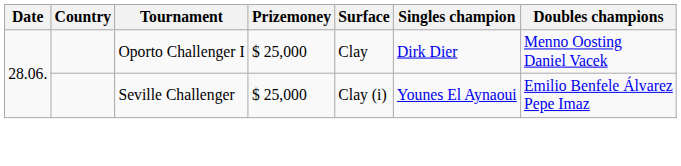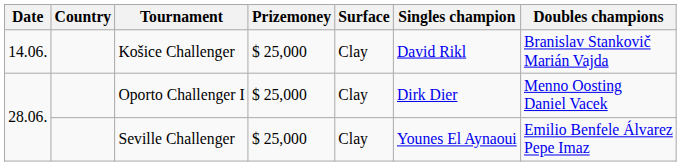+ row: (177, 51)
(363, 94) Clay (i) -> (353, 138) Clay
